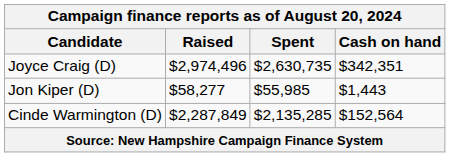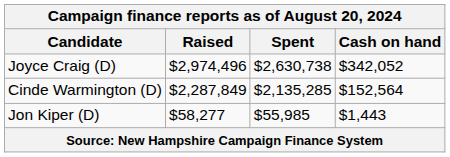(293, 66) $2,630,735 -> (293, 66) $2,630,738
(371, 66) $342,351 -> (371, 66) $342,052
rows swapped: (85, 115) <-> (54, 90)
